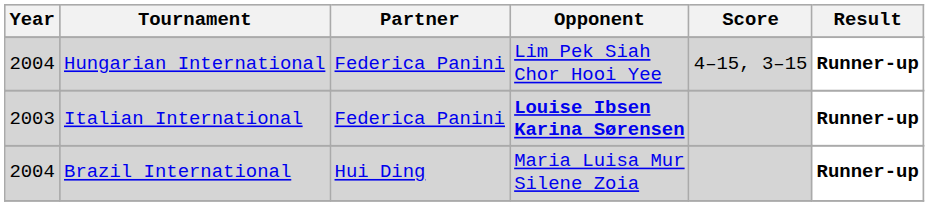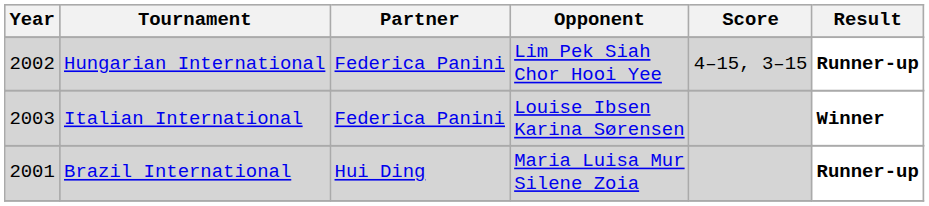(32, 64) 2004 -> (32, 64) 2002
(599, 118) bold -> (599, 118) normal
(868, 118) Runner-up -> (851, 118) Winner
(32, 173) 2004 -> (32, 173) 2001
